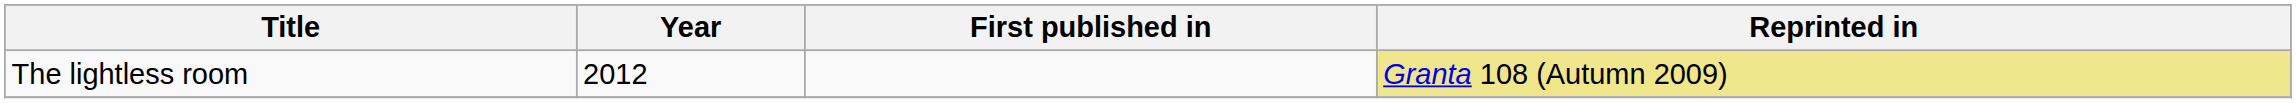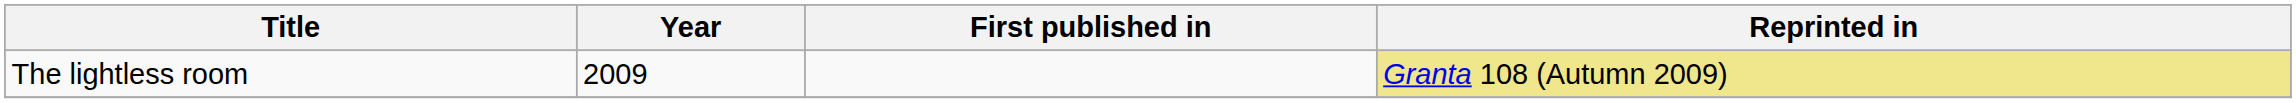(615, 73) 2012 -> (615, 73) 2009
